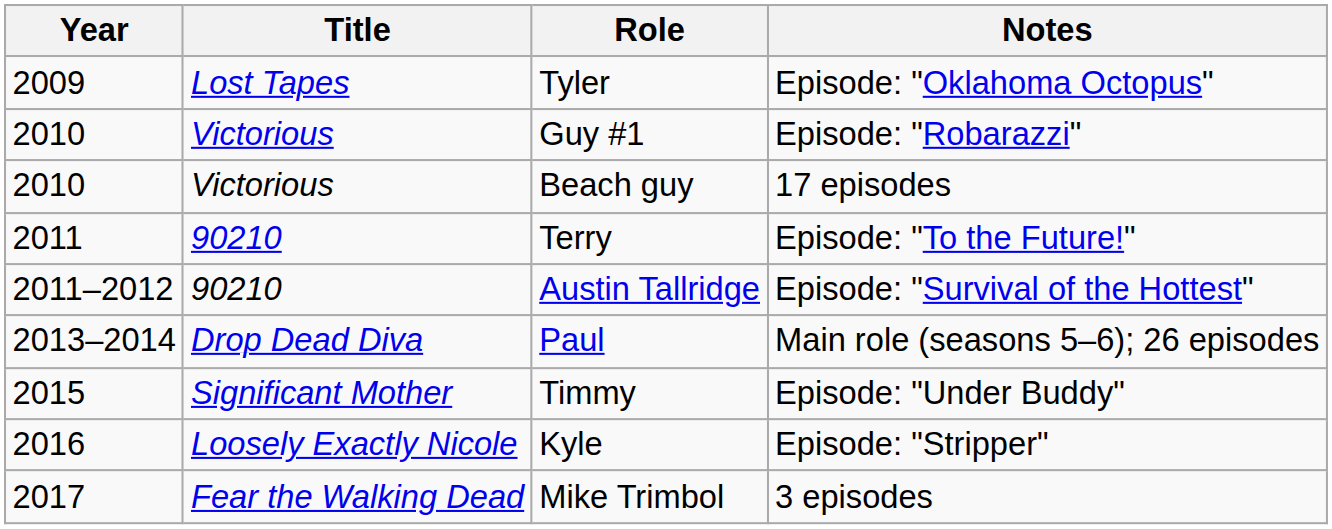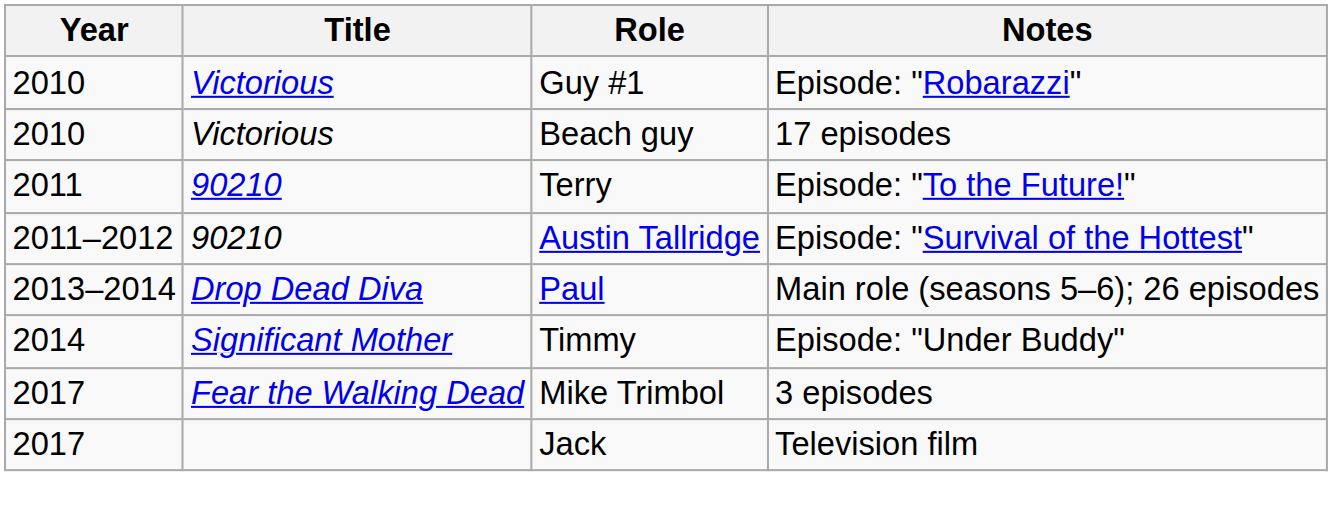- row: (575, 82)
(49, 392) 2015 -> (49, 340) 2014
- row: (571, 444)
+ row: (573, 444)
